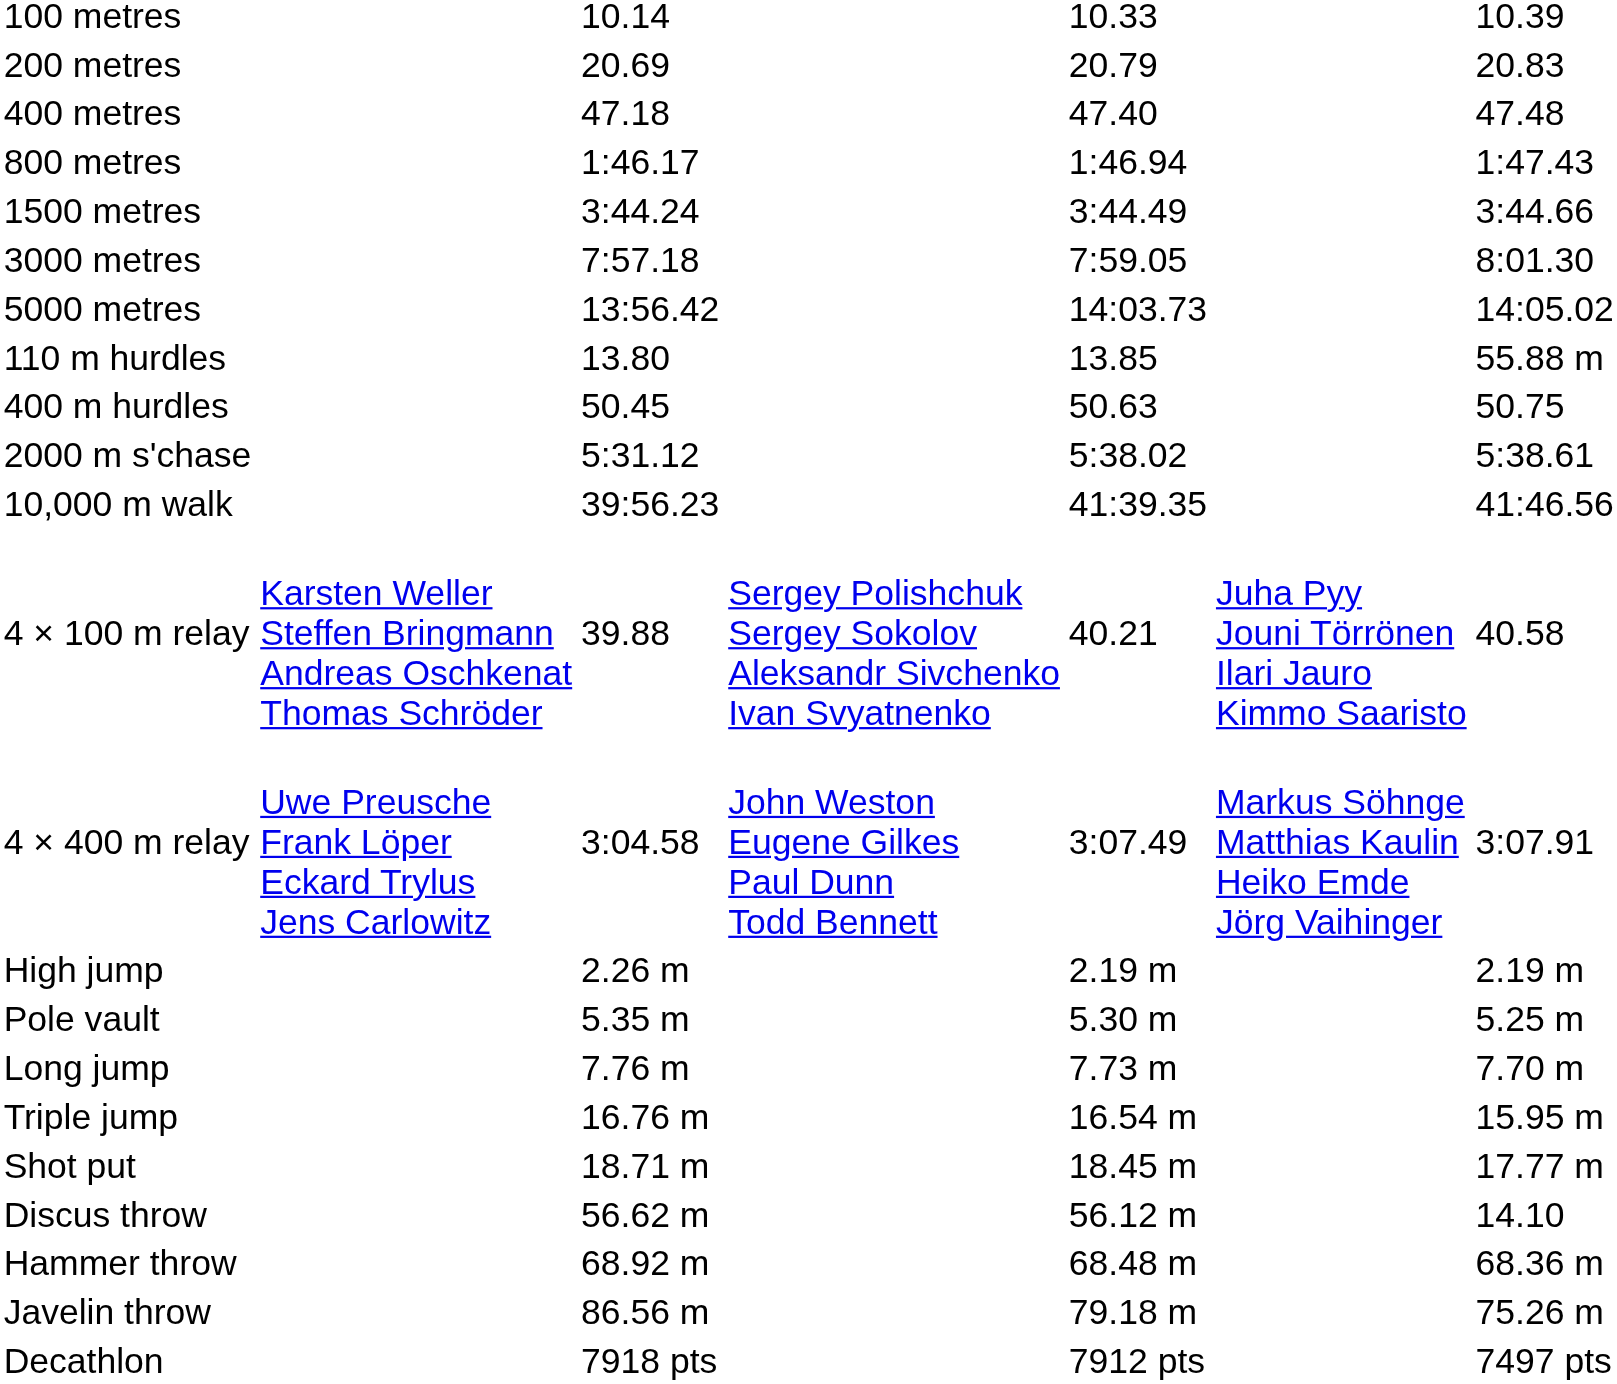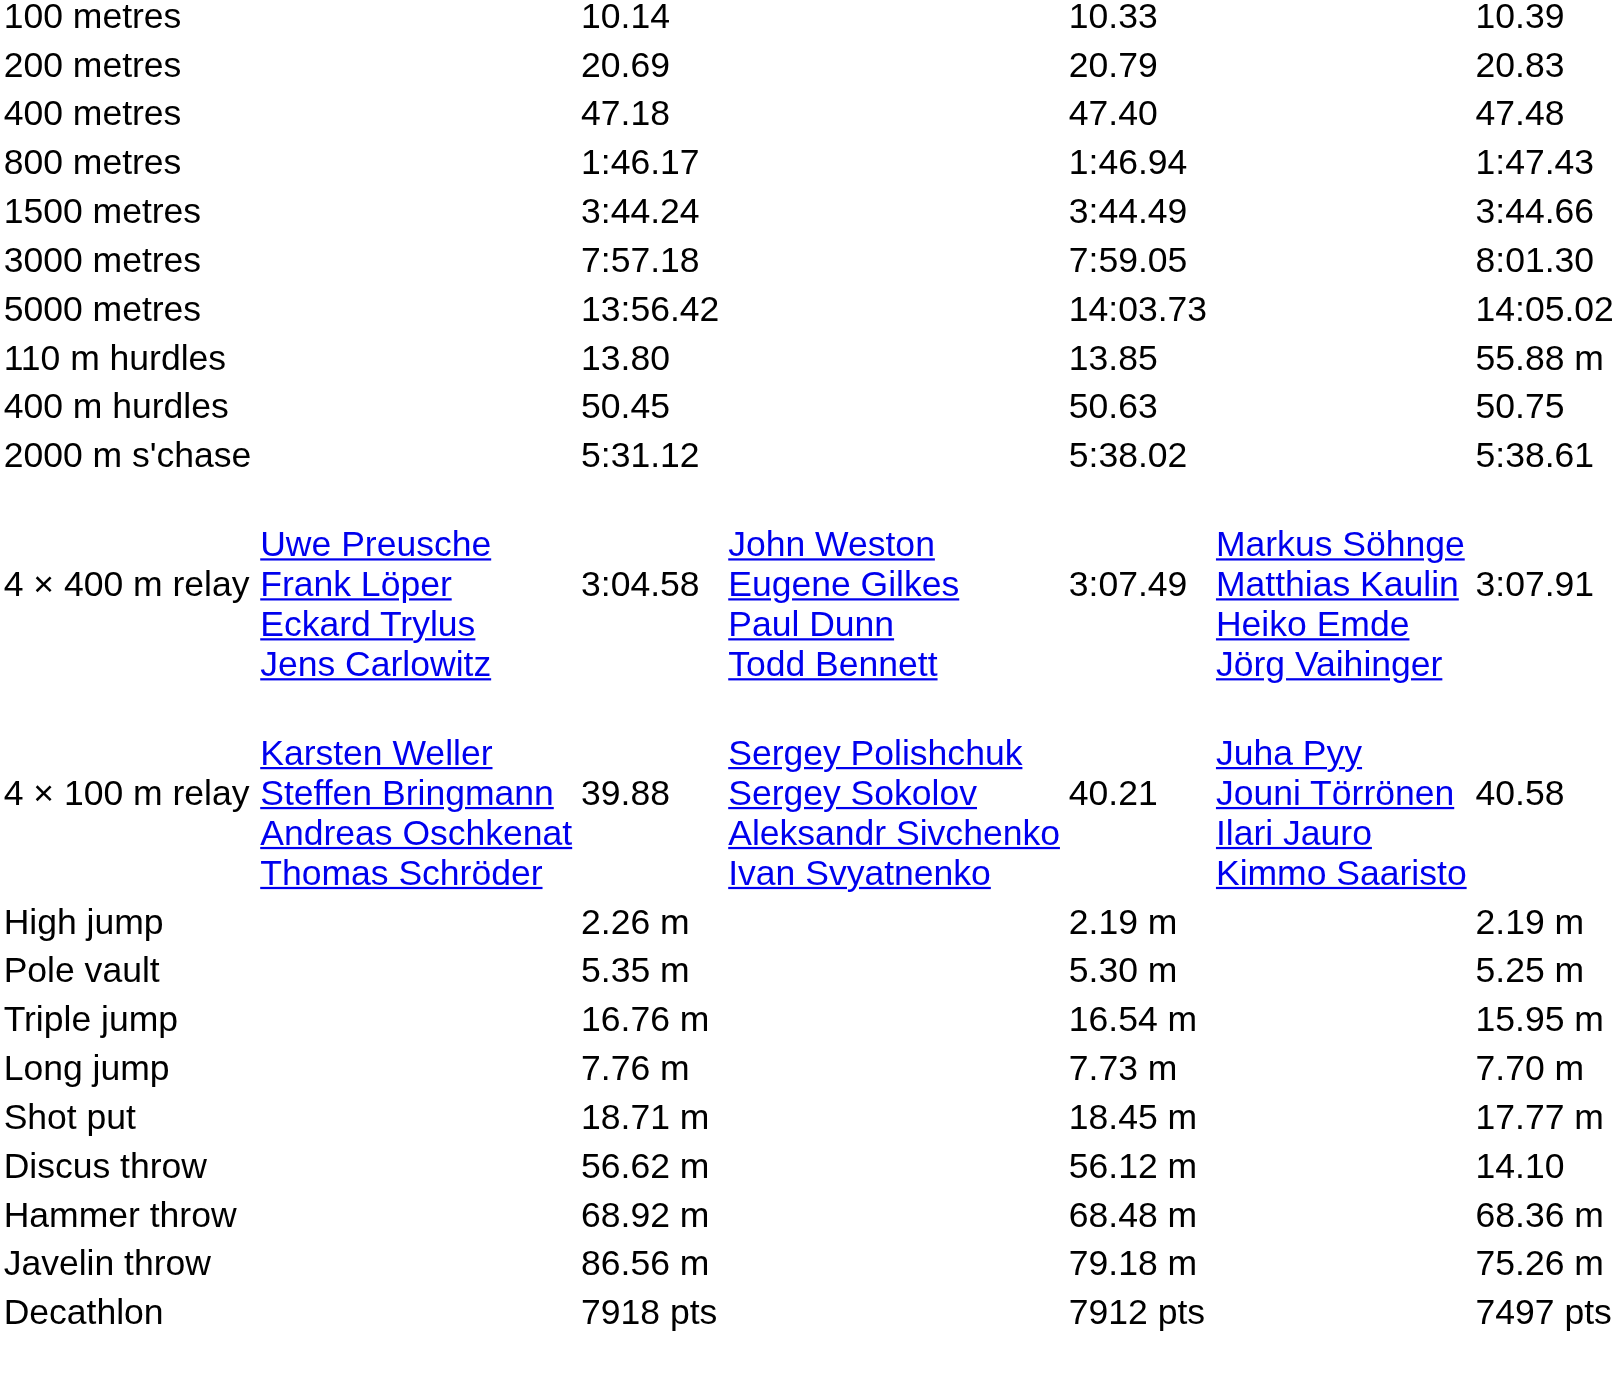- row: (118, 504)
rows swapped: (127, 633) <-> (127, 841)
rows swapped: (87, 1068) <-> (91, 1117)
